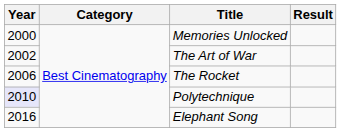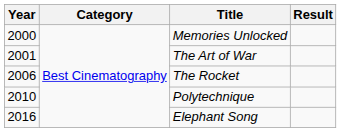(22, 55) 2002 -> (22, 55) 2001
(22, 96) lavender background -> (22, 96) no background
